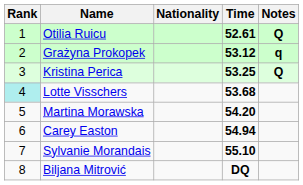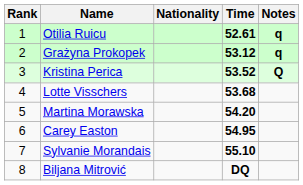(279, 33) Q -> (279, 33) q
(240, 72) 53.25 -> (240, 72) 53.52
(22, 92) paleturquoise background -> (22, 92) no background
(240, 131) 54.94 -> (240, 131) 54.95
